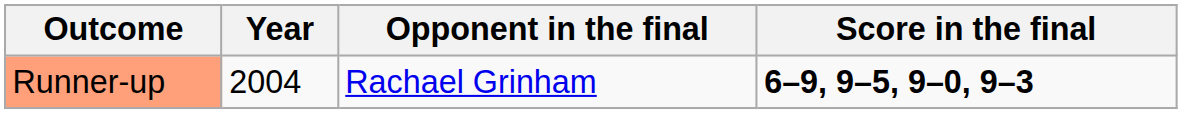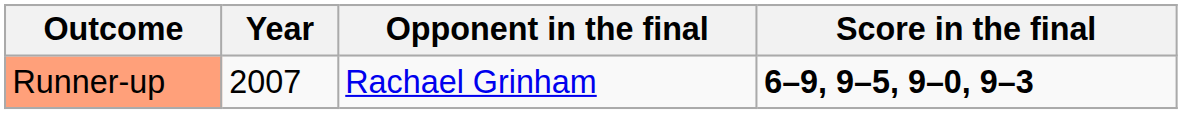(265, 81) 2004 -> (265, 81) 2007
